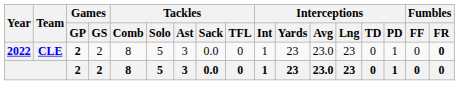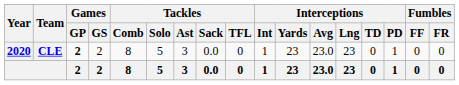(19, 51) 2022 -> (19, 51) 2020
(441, 51) bold -> (441, 51) normal
